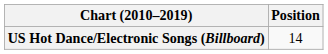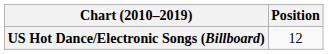(296, 37) 14 -> (296, 37) 12
